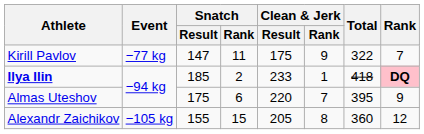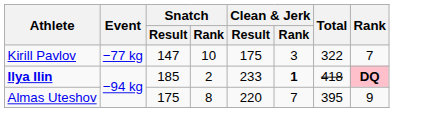(239, 56) 11 -> (209, 56) 10
(324, 56) 9 -> (294, 56) 3
(324, 77) normal -> (294, 77) bold
(239, 98) 6 -> (209, 98) 8
- row: (63, 119)
